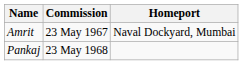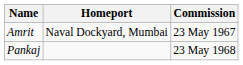columns swapped: (77, 13) <-> (174, 13)
